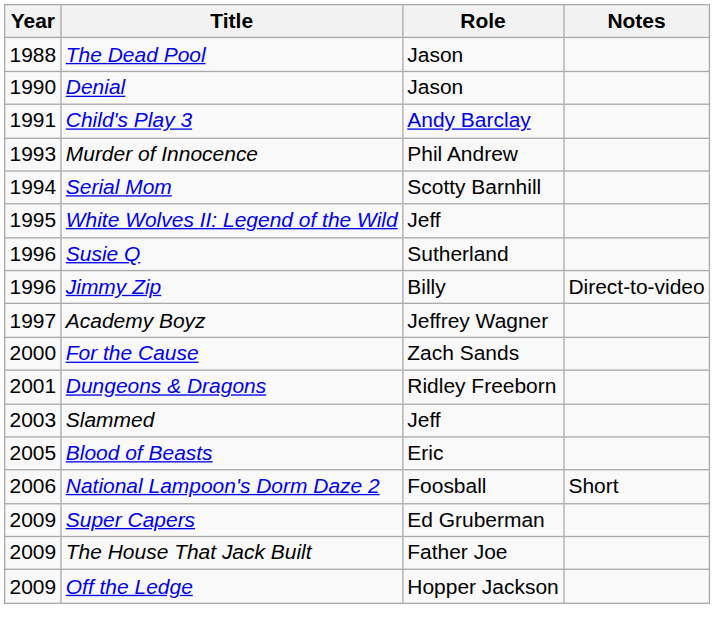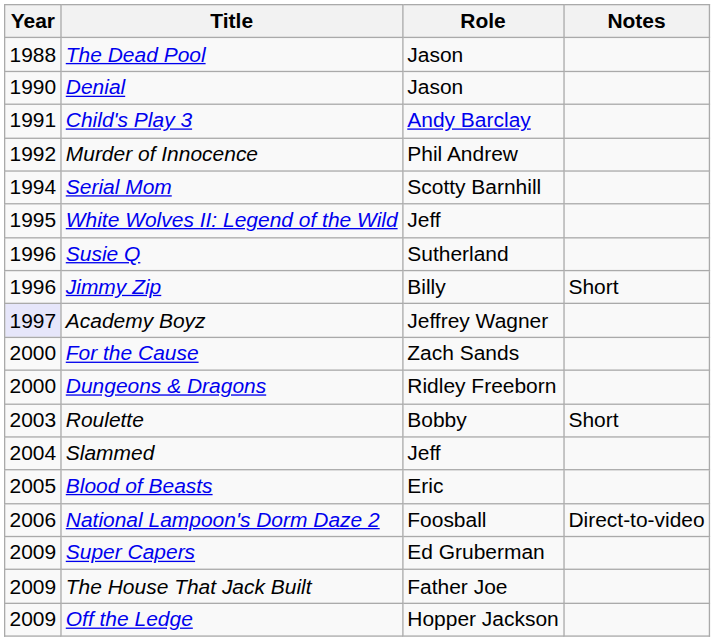(33, 154) 1993 -> (33, 154) 1992
(637, 287) Direct-to-video -> (593, 287) Short
(33, 320) no background -> (33, 320) lavender background
(33, 386) 2001 -> (33, 386) 2000
+ row: (105, 420)
(33, 420) 2003 -> (33, 453) 2004
(593, 486) Short -> (637, 519) Direct-to-video
